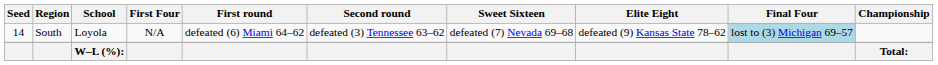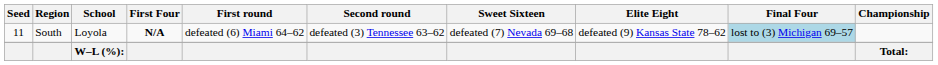(18, 33) 14 -> (18, 33) 11
(155, 33) normal -> (155, 33) bold
